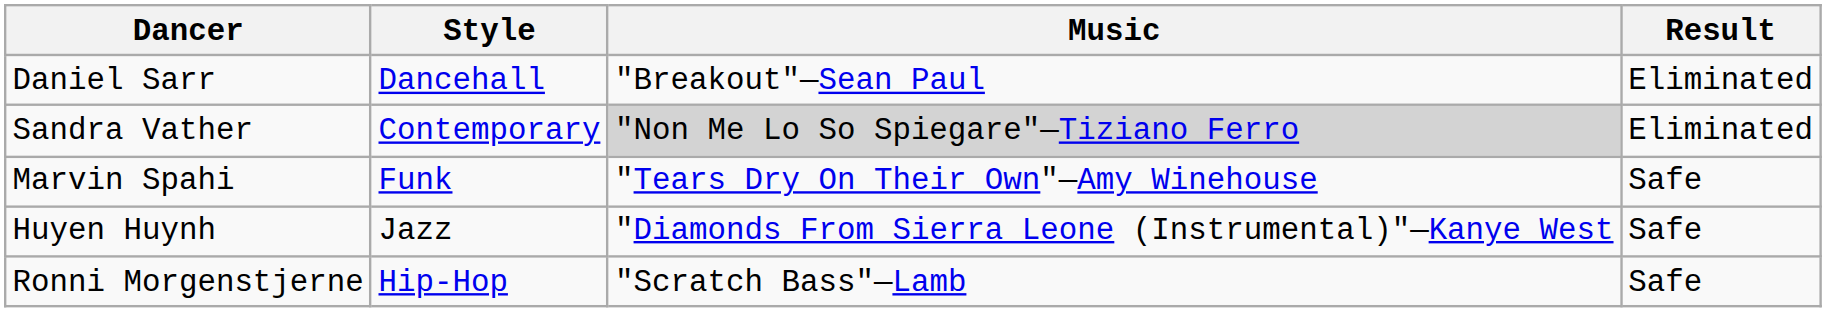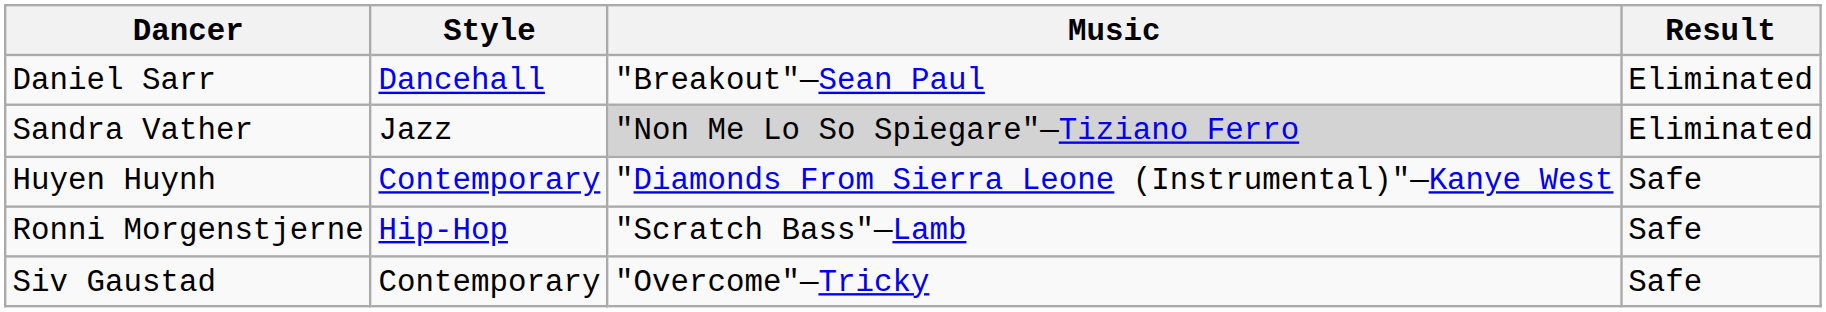(489, 131) Contemporary -> (415, 131) Jazz
- row: (123, 181)
(415, 231) Jazz -> (489, 181) Contemporary
+ row: (114, 281)
